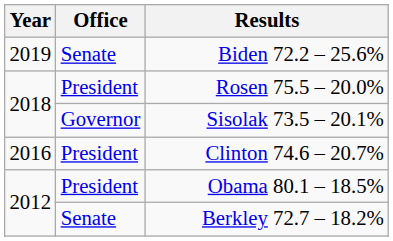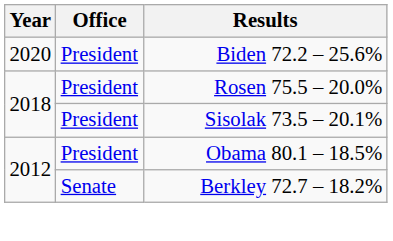(30, 53) 2019 -> (30, 53) 2020
(88, 53) Senate -> (99, 53) President
(100, 119) Governor -> (99, 119) President
- row: (295, 152)
